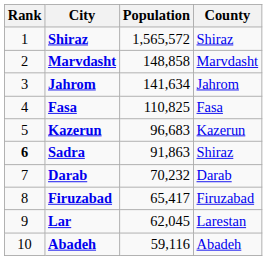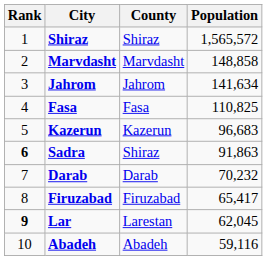columns swapped: (227, 15) <-> (156, 15)
(25, 221) normal -> (25, 221) bold
